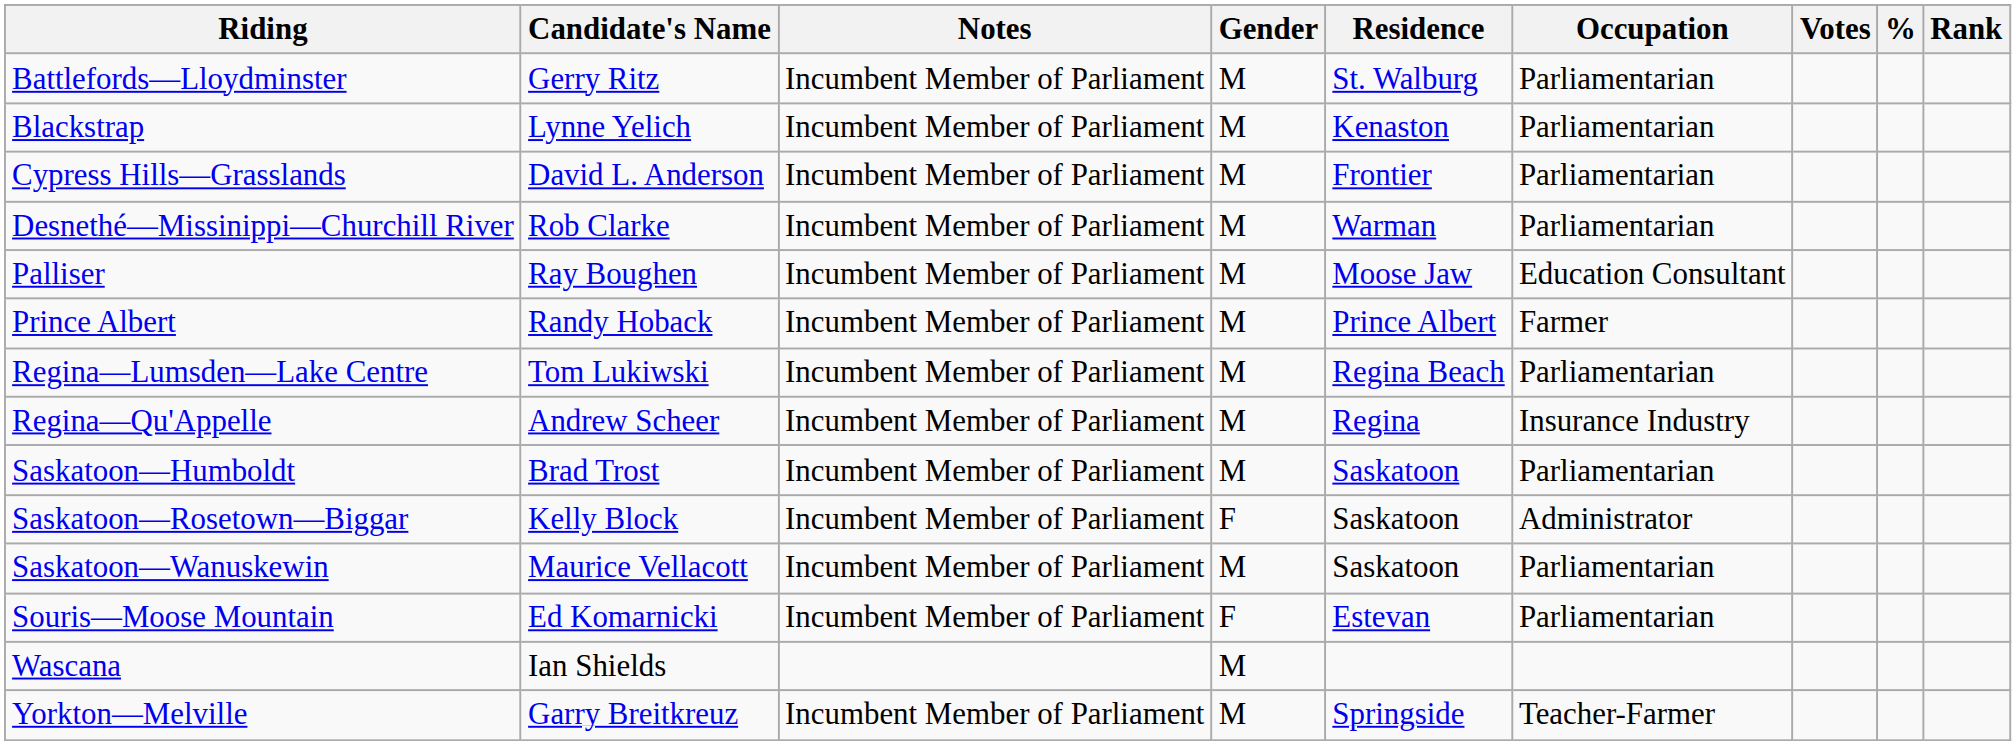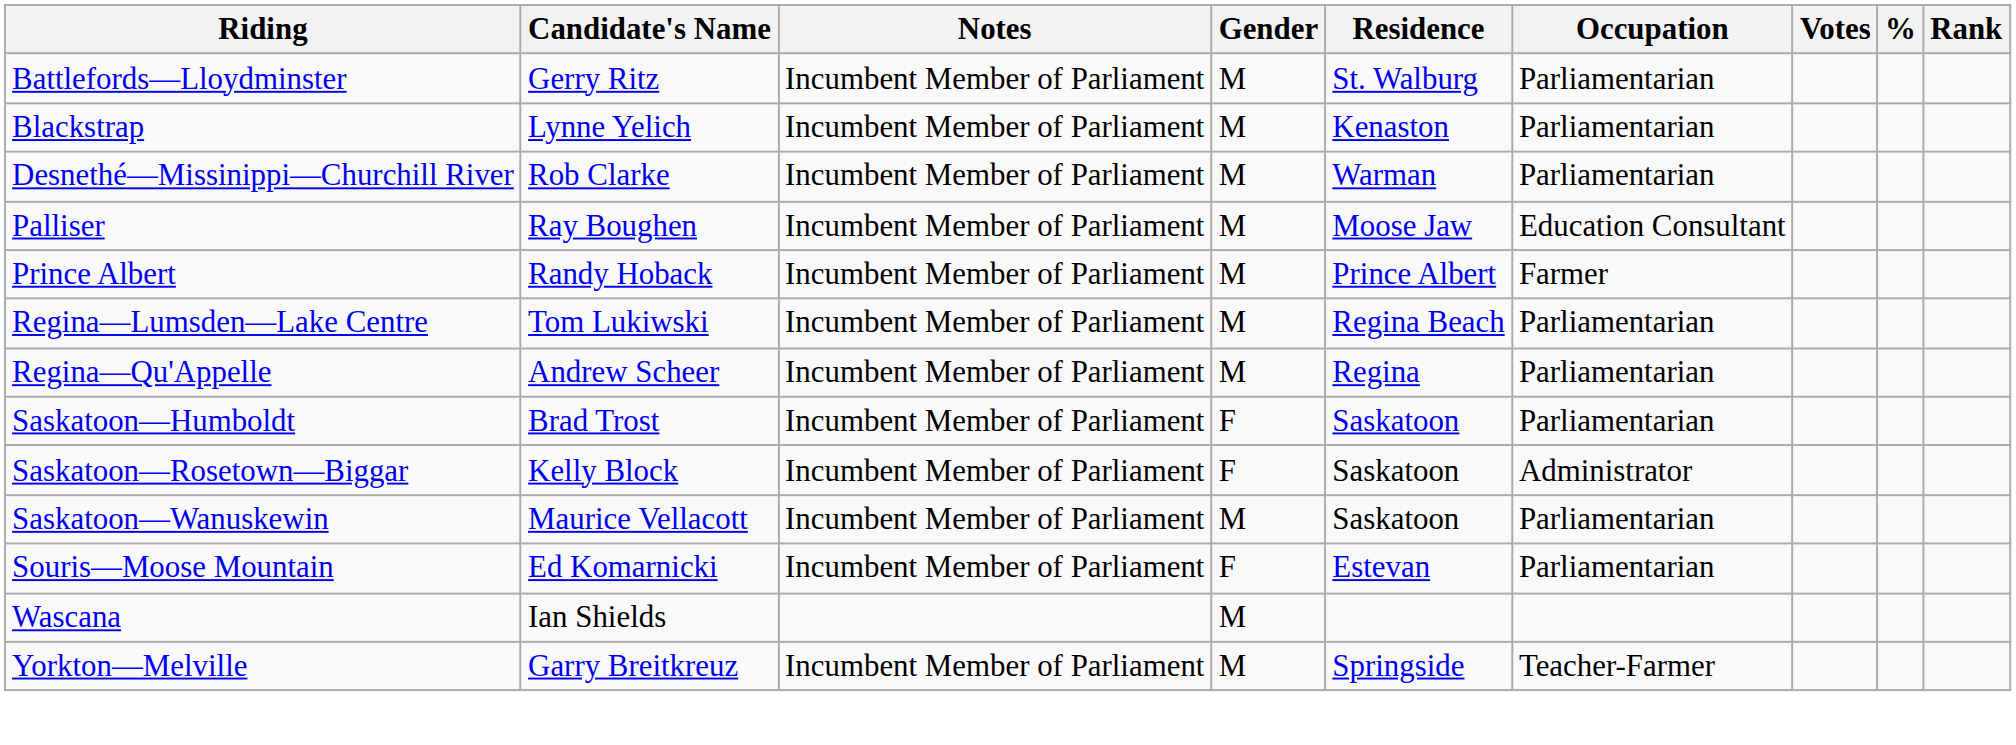- row: (179, 175)
(1634, 420) Insurance Industry -> (1617, 371) Parliamentarian
(1232, 469) M -> (1227, 420) F
